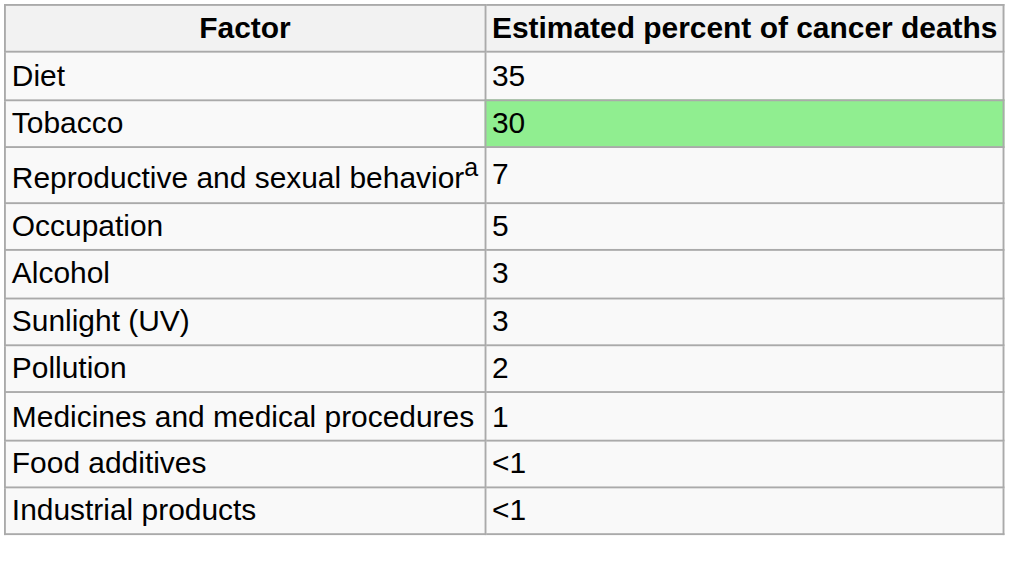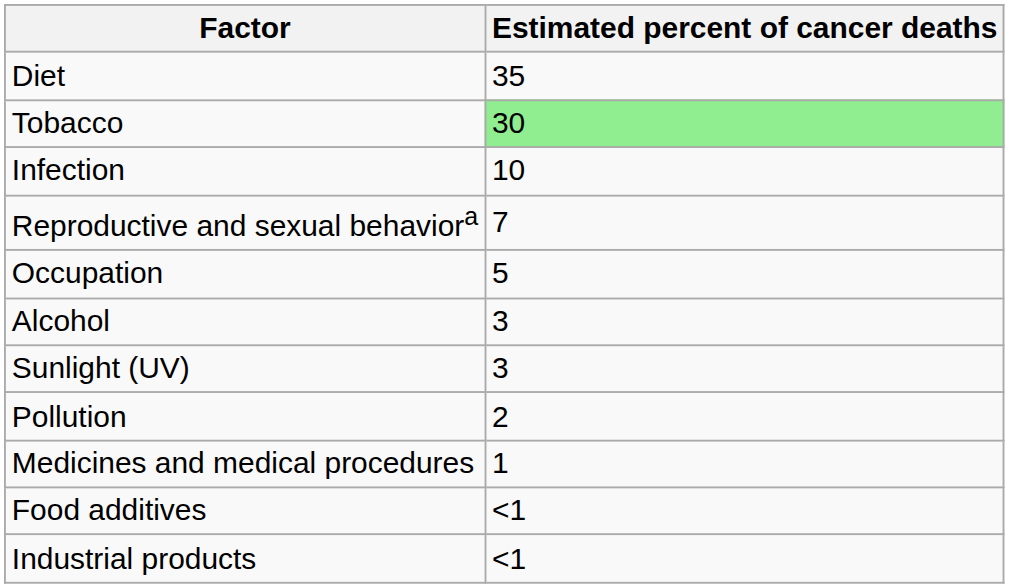+ row: (68, 170)
